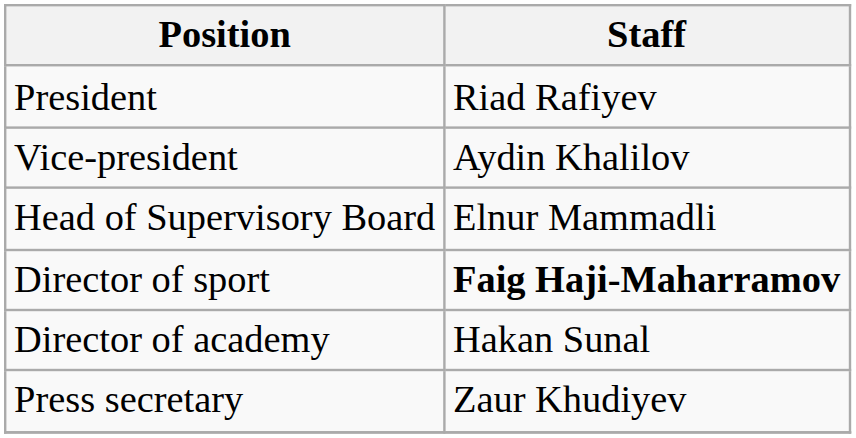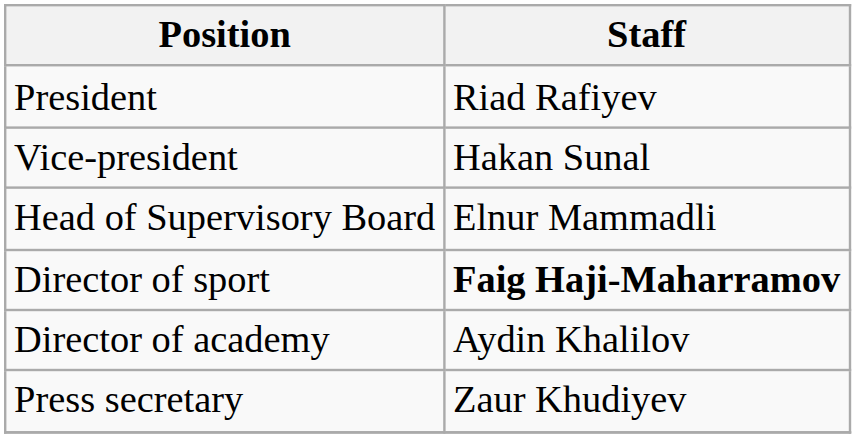(571, 156) Aydin Khalilov -> (552, 156) Hakan Sunal
(552, 339) Hakan Sunal -> (571, 339) Aydin Khalilov
